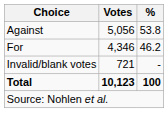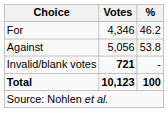rows swapped: (15, 47) <-> (25, 30)
(126, 64) normal -> (126, 64) bold
